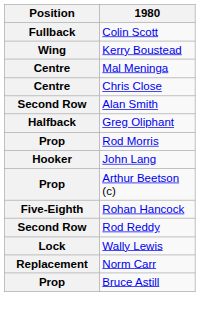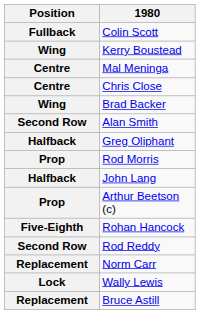+ row: (134, 104)
(52, 159) Hooker -> (52, 178) Halfback
rows swapped: (133, 245) <-> (129, 264)
(52, 282) Prop -> (52, 300) Replacement
